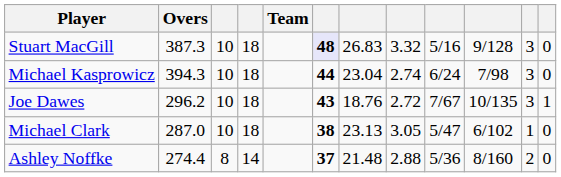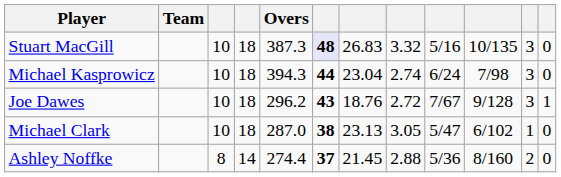columns swapped: (288, 18) <-> (185, 18)
(493, 46) 9/128 -> (493, 46) 10/135
(493, 102) 10/135 -> (493, 102) 9/128
(362, 158) 21.48 -> (362, 158) 21.45
